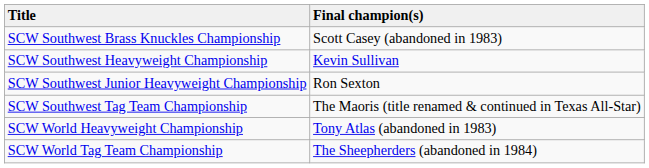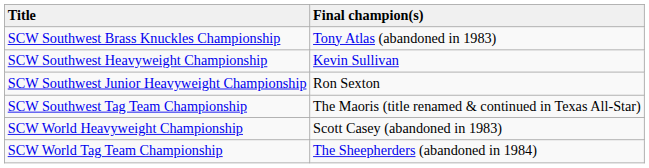(408, 38) Scott Casey (abandoned in 1983) -> (405, 38) Tony Atlas (abandoned in 1983)
(405, 128) Tony Atlas (abandoned in 1983) -> (408, 128) Scott Casey (abandoned in 1983)
